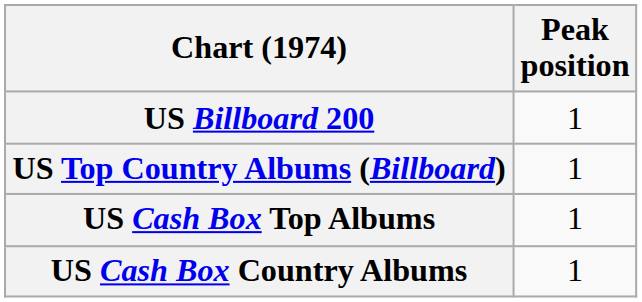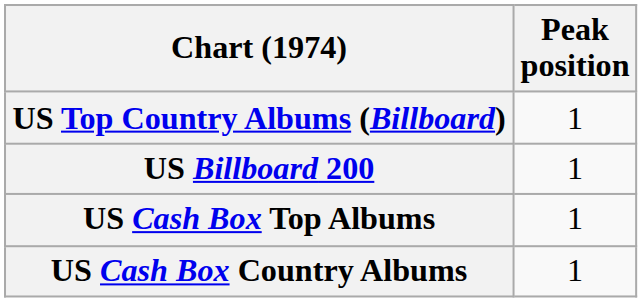rows swapped: (259, 117) <-> (259, 168)
